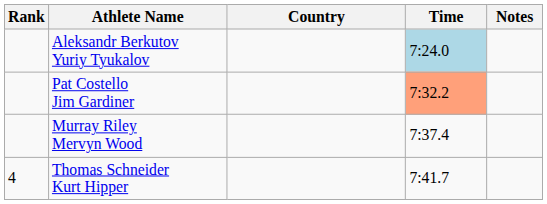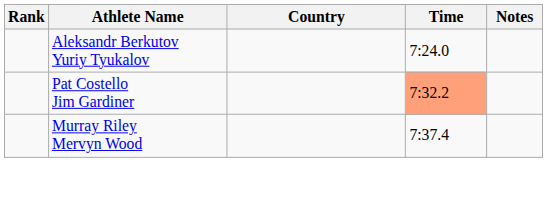(429, 50) lightblue background -> (429, 50) no background
- row: (111, 178)
